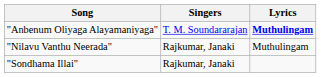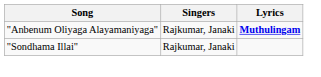(205, 30) T. M. Soundararajan -> (199, 30) Rajkumar, Janaki
- row: (59, 47)
